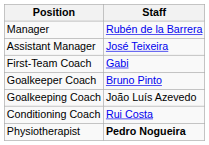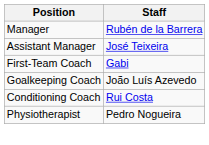- row: (52, 81)
(146, 132) bold -> (143, 115) normal
